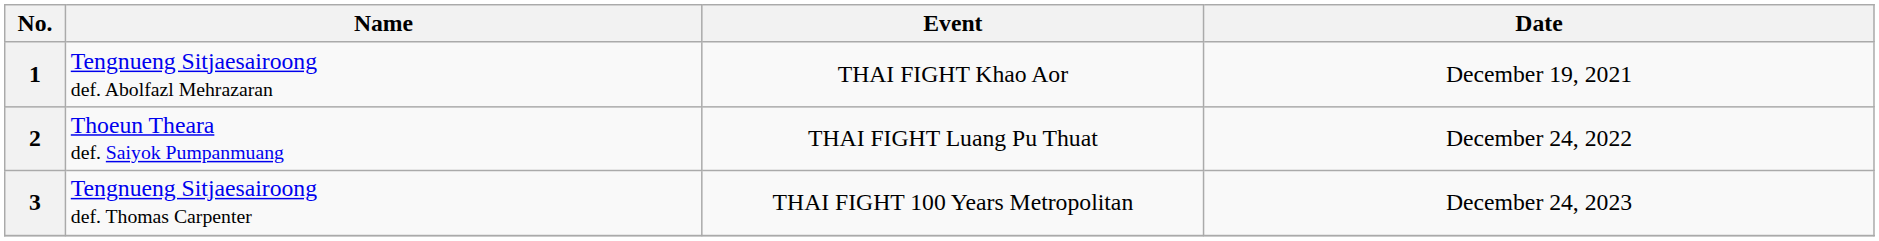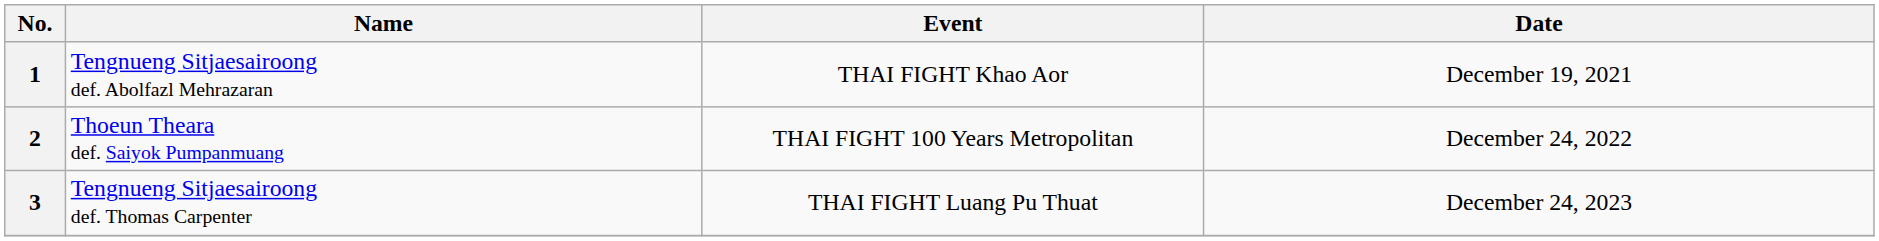(953, 138) THAI FIGHT Luang Pu Thuat -> (953, 138) THAI FIGHT 100 Years Metropolitan
(953, 202) THAI FIGHT 100 Years Metropolitan -> (953, 202) THAI FIGHT Luang Pu Thuat
